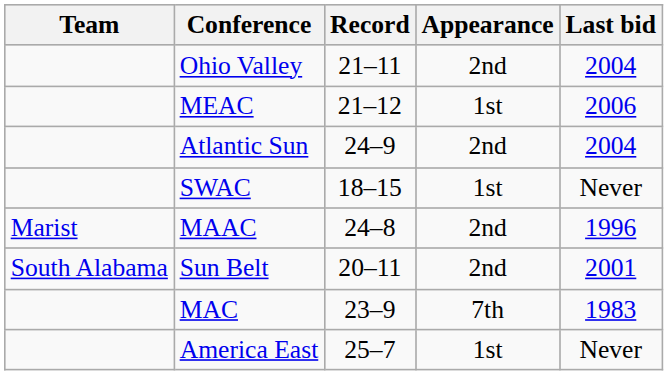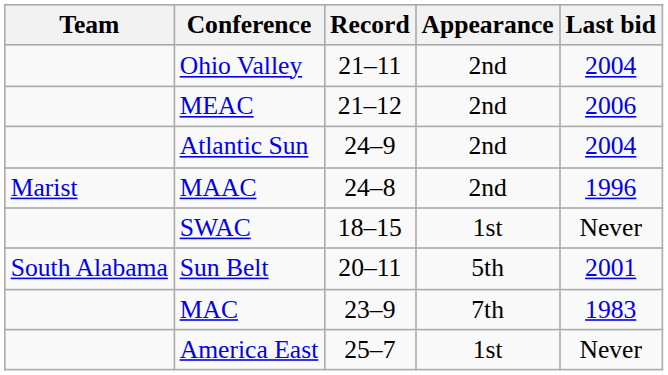(488, 106) 1st -> (488, 106) 2nd
rows swapped: (218, 227) <-> (215, 187)
(488, 268) 2nd -> (488, 268) 5th
